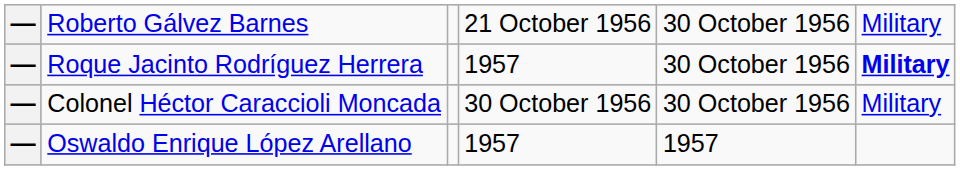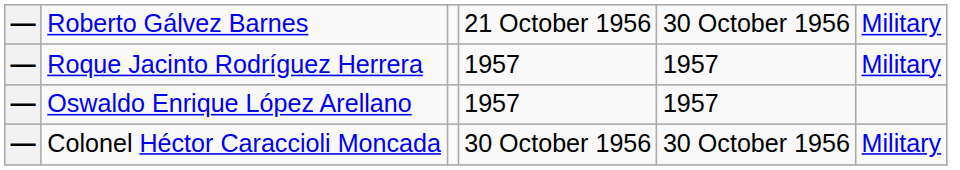(756, 64) 30 October 1956 -> (691, 64) 1957
(906, 64) bold -> (901, 64) normal
rows swapped: (244, 104) <-> (230, 143)
